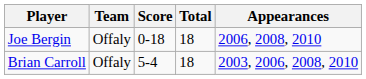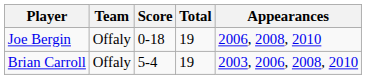(187, 39) 18 -> (187, 39) 19
(187, 62) 18 -> (187, 62) 19
